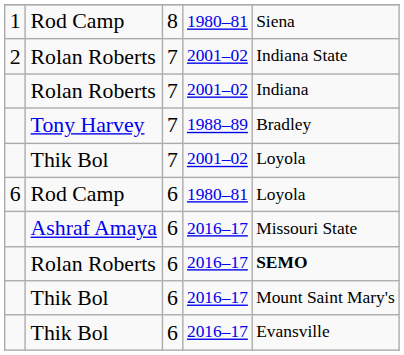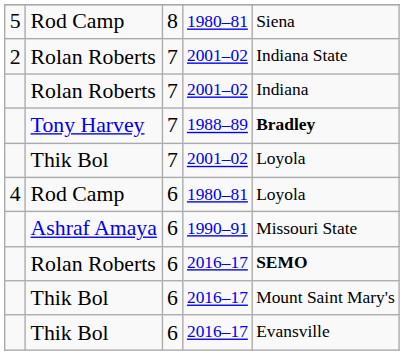(15, 21) 1 -> (15, 21) 5
(284, 125) normal -> (286, 125) bold
(15, 194) 6 -> (15, 194) 4
(217, 228) 2016–17 -> (217, 228) 1990–91
